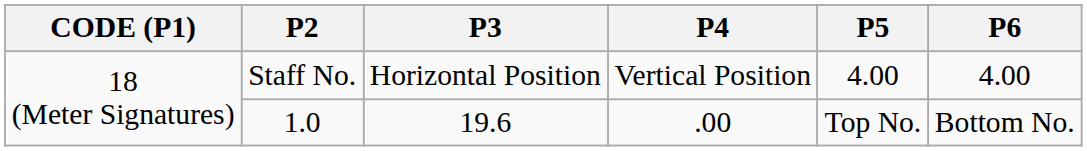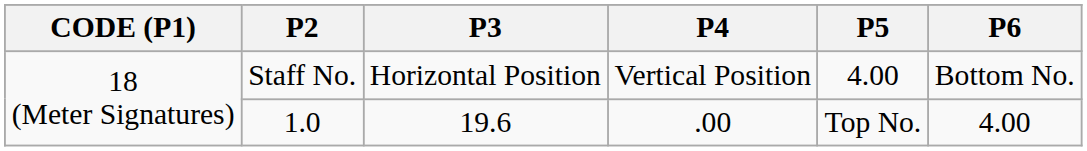(1005, 74) 4.00 -> (1005, 74) Bottom No.
(1005, 121) Bottom No. -> (1005, 121) 4.00
